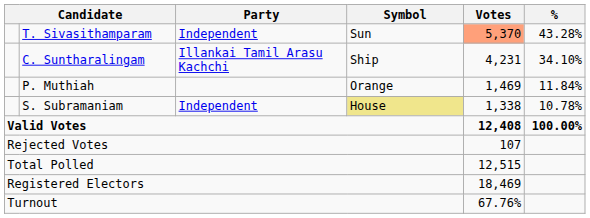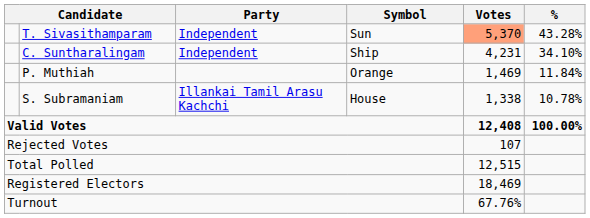(251, 60) Illankai Tamil Arasu Kachchi -> (218, 53) Independent
(218, 106) Independent -> (251, 99) Illankai Tamil Arasu Kachchi
(368, 106) khaki background -> (368, 99) no background
